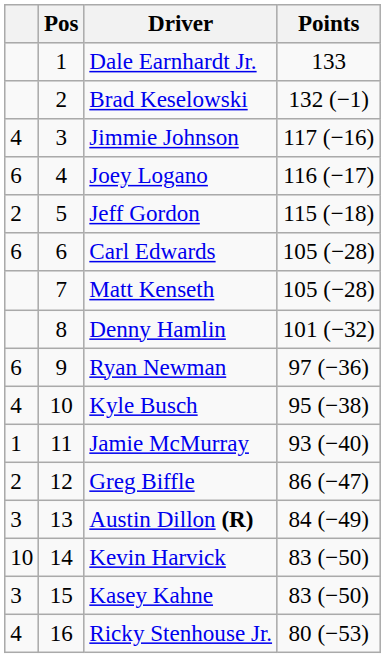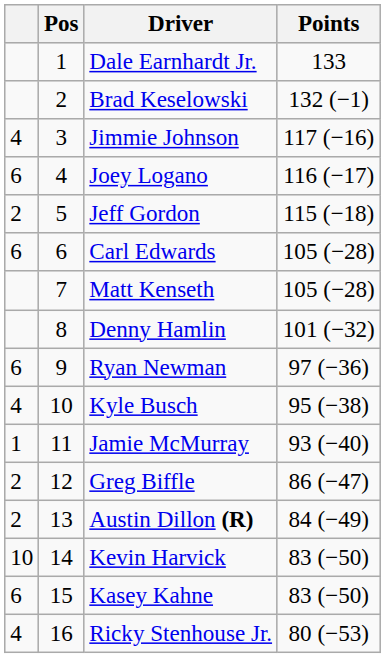(16, 518) 3 -> (16, 518) 2
(16, 595) 3 -> (16, 595) 6
